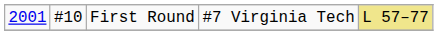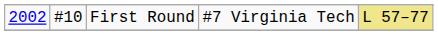(27, 18) 2001 -> (27, 18) 2002
